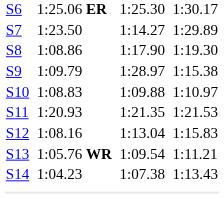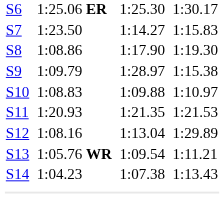(195, 29) 1:29.89 -> (195, 29) 1:15.83
(195, 133) 1:15.83 -> (195, 133) 1:29.89
